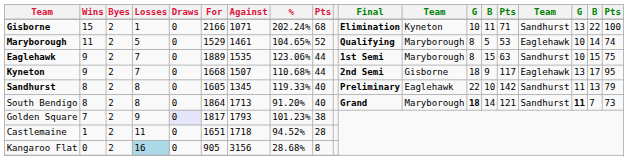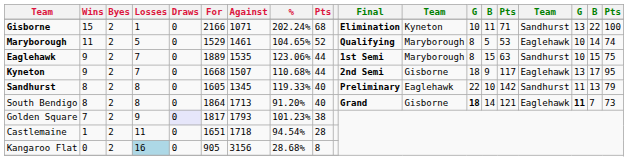(434, 103) Maryborough -> (426, 103) Gisborne
(545, 103) Sandhurst -> (545, 103) Eaglehawk
(289, 133) 94.52% -> (289, 133) 94.54%
